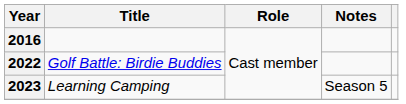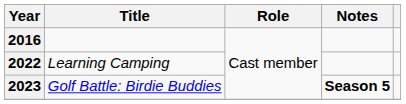(135, 63) Golf Battle: Birdie Buddies -> (109, 63) Learning Camping
(109, 87) Learning Camping -> (135, 87) Golf Battle: Birdie Buddies
(356, 87) normal -> (357, 87) bold
